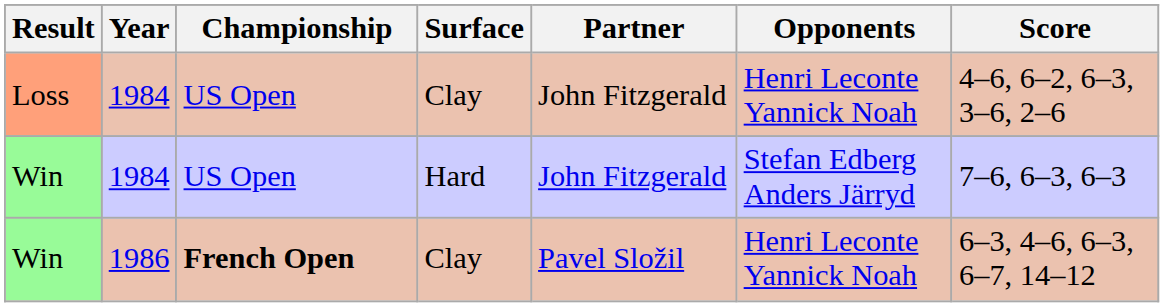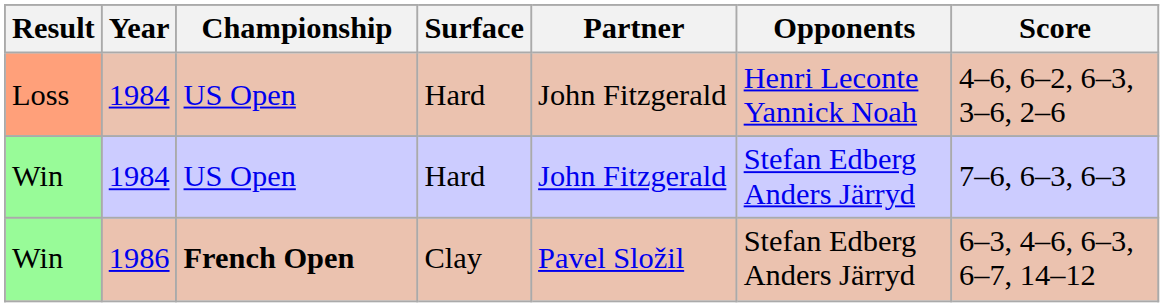(453, 93) Clay -> (455, 93) Hard
(831, 258) Henri Leconte Yannick Noah -> (830, 258) Stefan Edberg Anders Järryd
